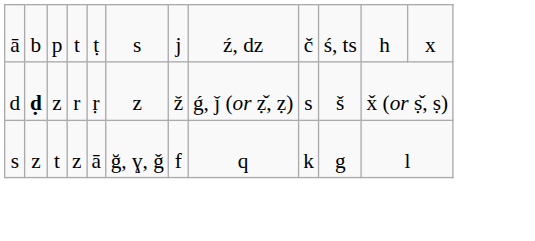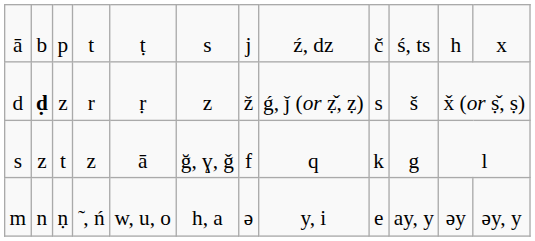+ row: (18, 218)
